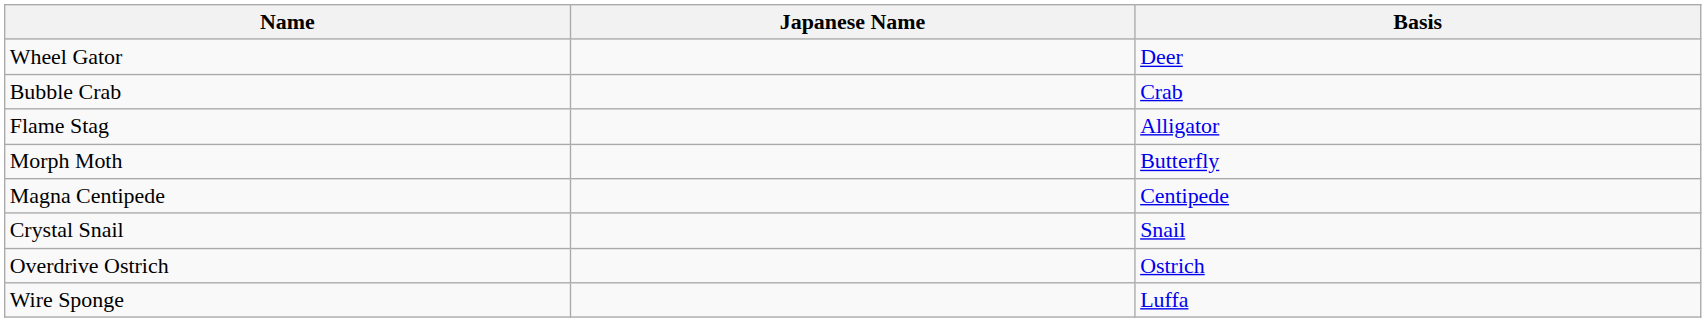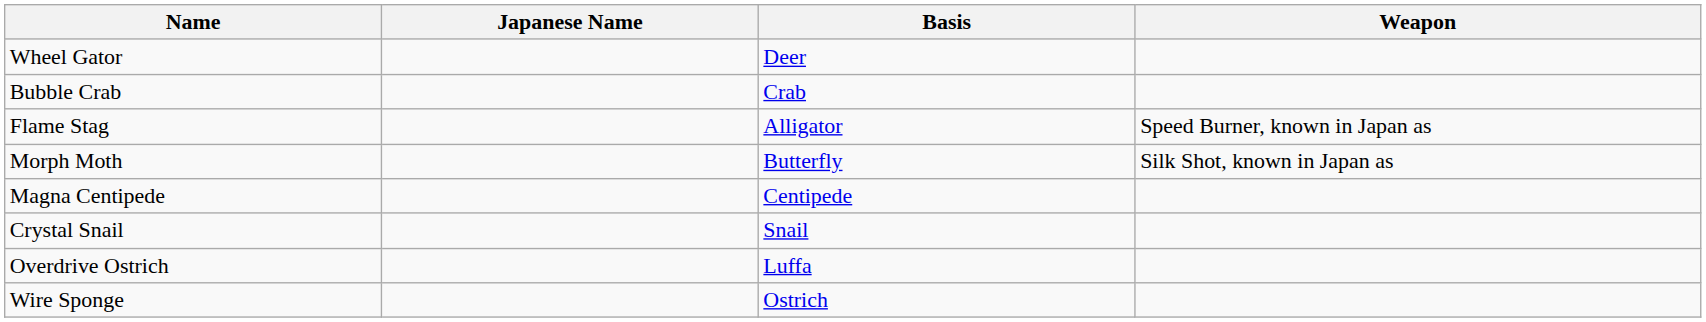+ column: (1418, 21)
(1172, 265) Ostrich -> (788, 265) Luffa
(1164, 299) Luffa -> (796, 299) Ostrich
